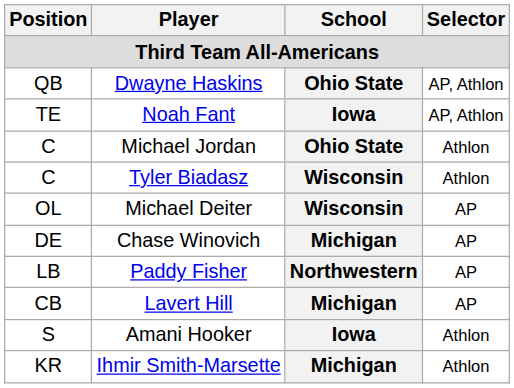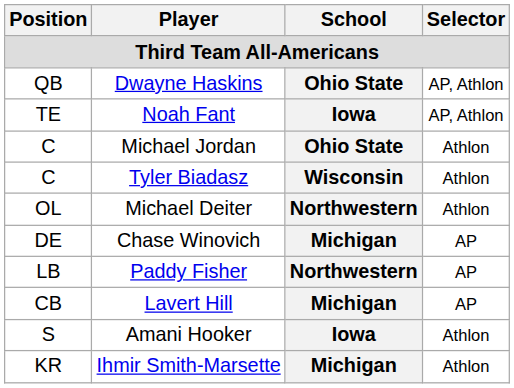(354, 209) Wisconsin -> (354, 209) Northwestern
(466, 210) AP -> (466, 210) Athlon
